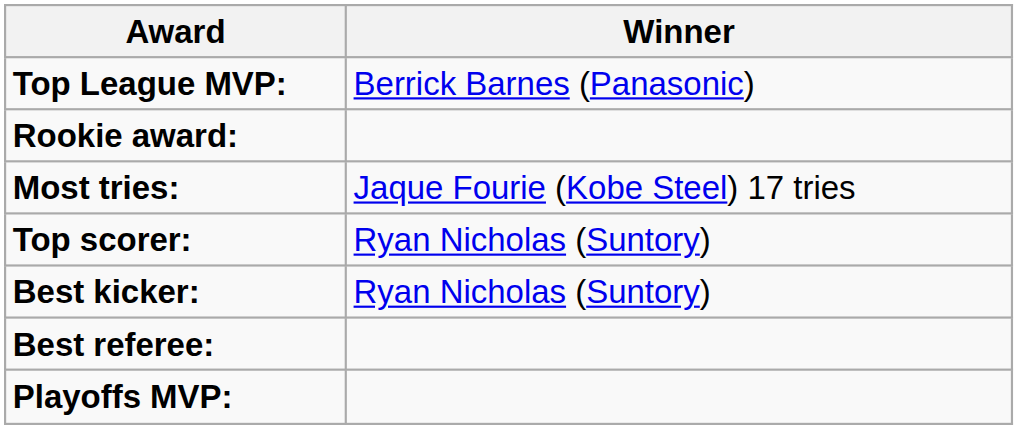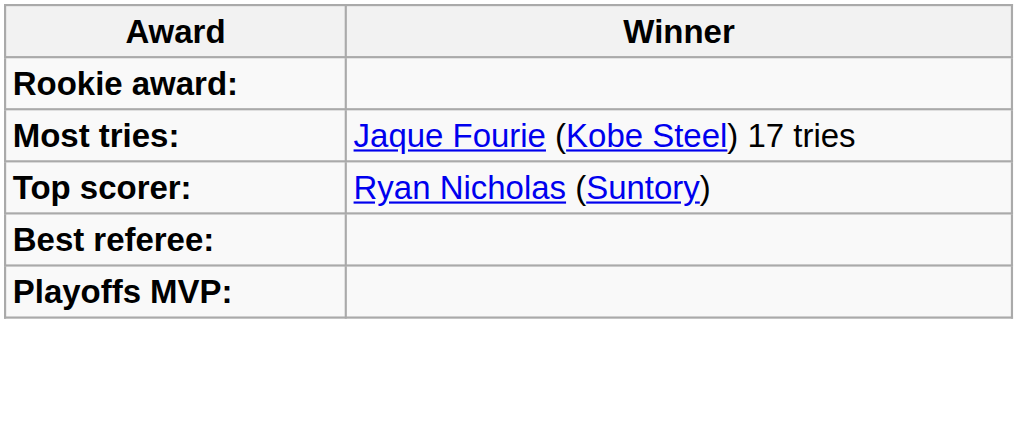- row: (150, 84)
- row: (106, 292)
